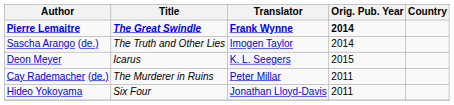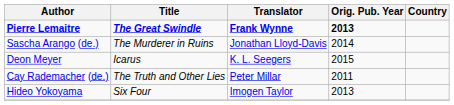(343, 28) 2014 -> (343, 28) 2013
(169, 44) The Truth and Other Lies -> (163, 44) The Murderer in Ruins
(261, 44) Imogen Taylor -> (278, 44) Jonathan Lloyd-Davis
(163, 76) The Murderer in Ruins -> (169, 76) The Truth and Other Lies
(278, 92) Jonathan Lloyd-Davis -> (261, 92) Imogen Taylor
(342, 92) 2011 -> (343, 92) 2013
